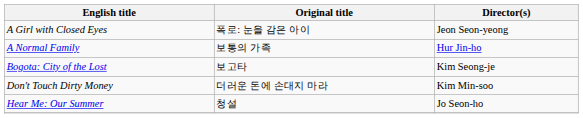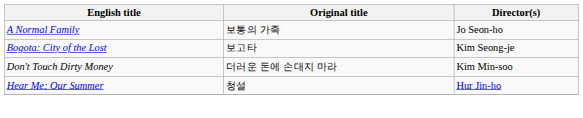- row: (57, 30)
(459, 48) Hur Jin-ho -> (480, 30) Jo Seon-ho
(460, 103) Jo Seon-ho -> (479, 85) Hur Jin-ho
